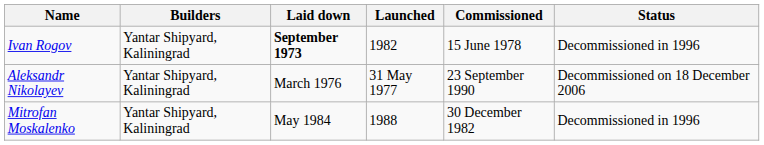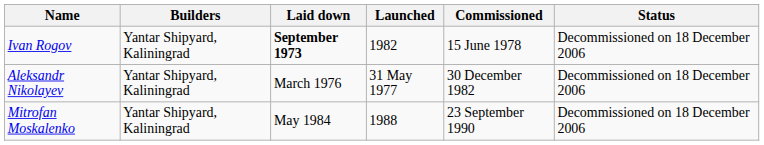(629, 45) Decommissioned in 1996 -> (654, 45) Decommissioned on 18 December 2006
(485, 83) 23 September 1990 -> (484, 83) 30 December 1982
(484, 120) 30 December 1982 -> (485, 120) 23 September 1990
(629, 120) Decommissioned in 1996 -> (654, 120) Decommissioned on 18 December 2006
